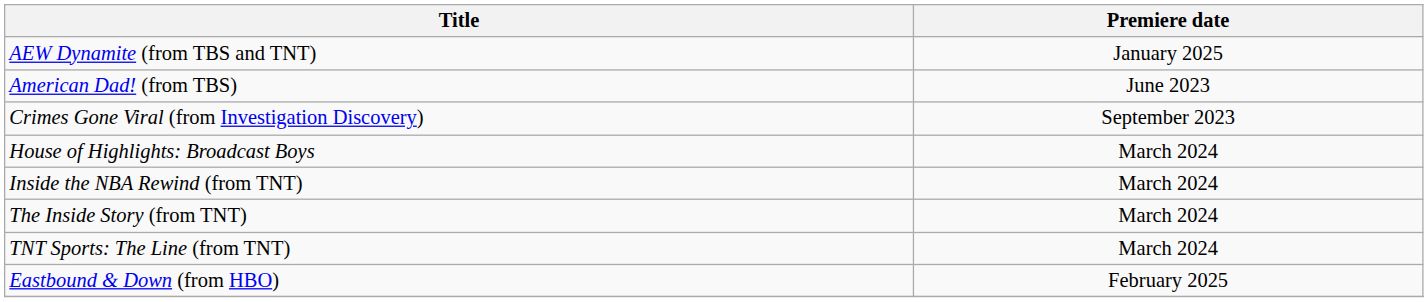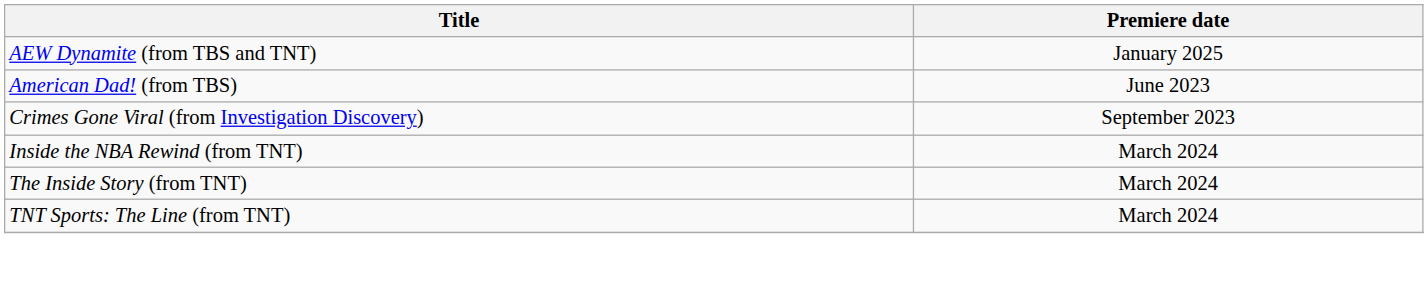- row: (162, 150)
- row: (144, 280)
